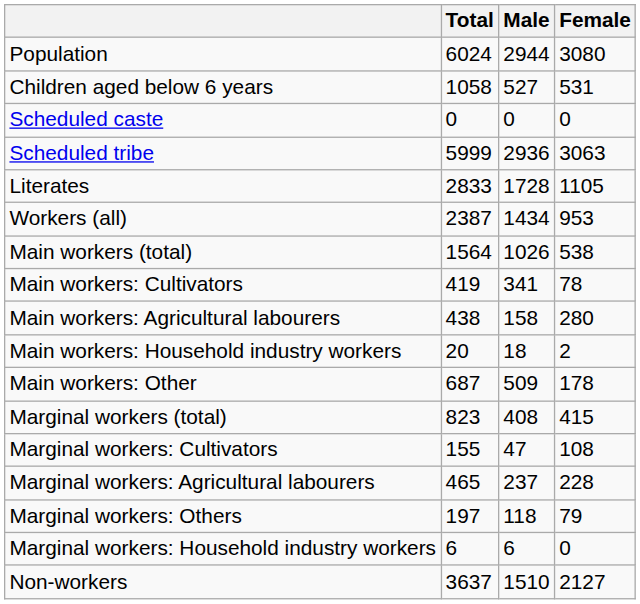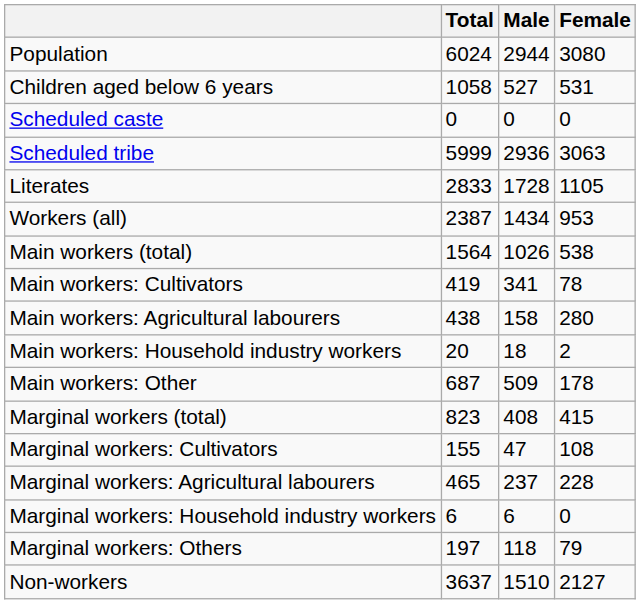rows swapped: (223, 548) <-> (126, 515)
